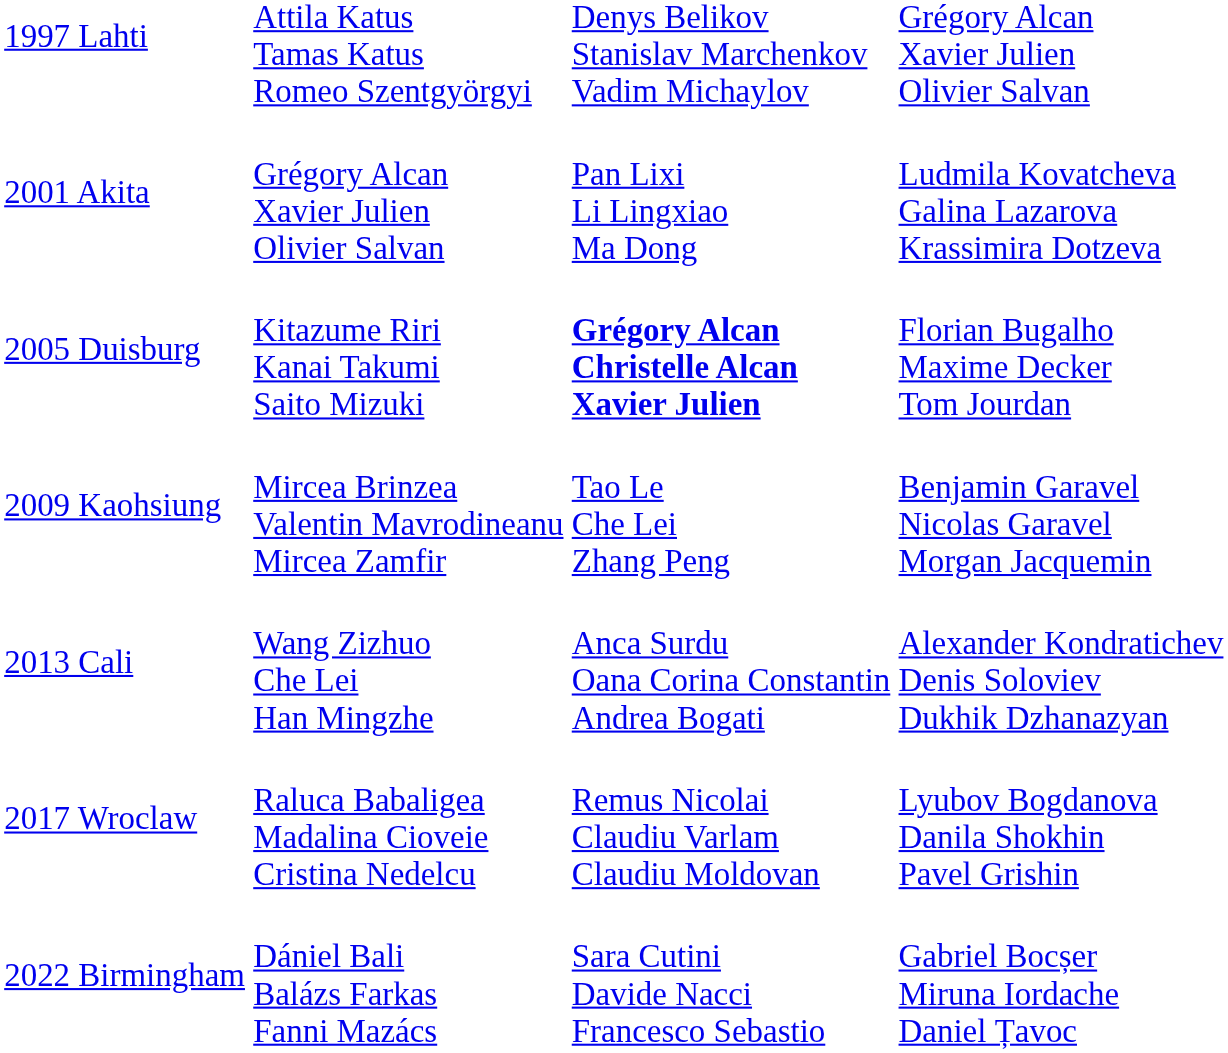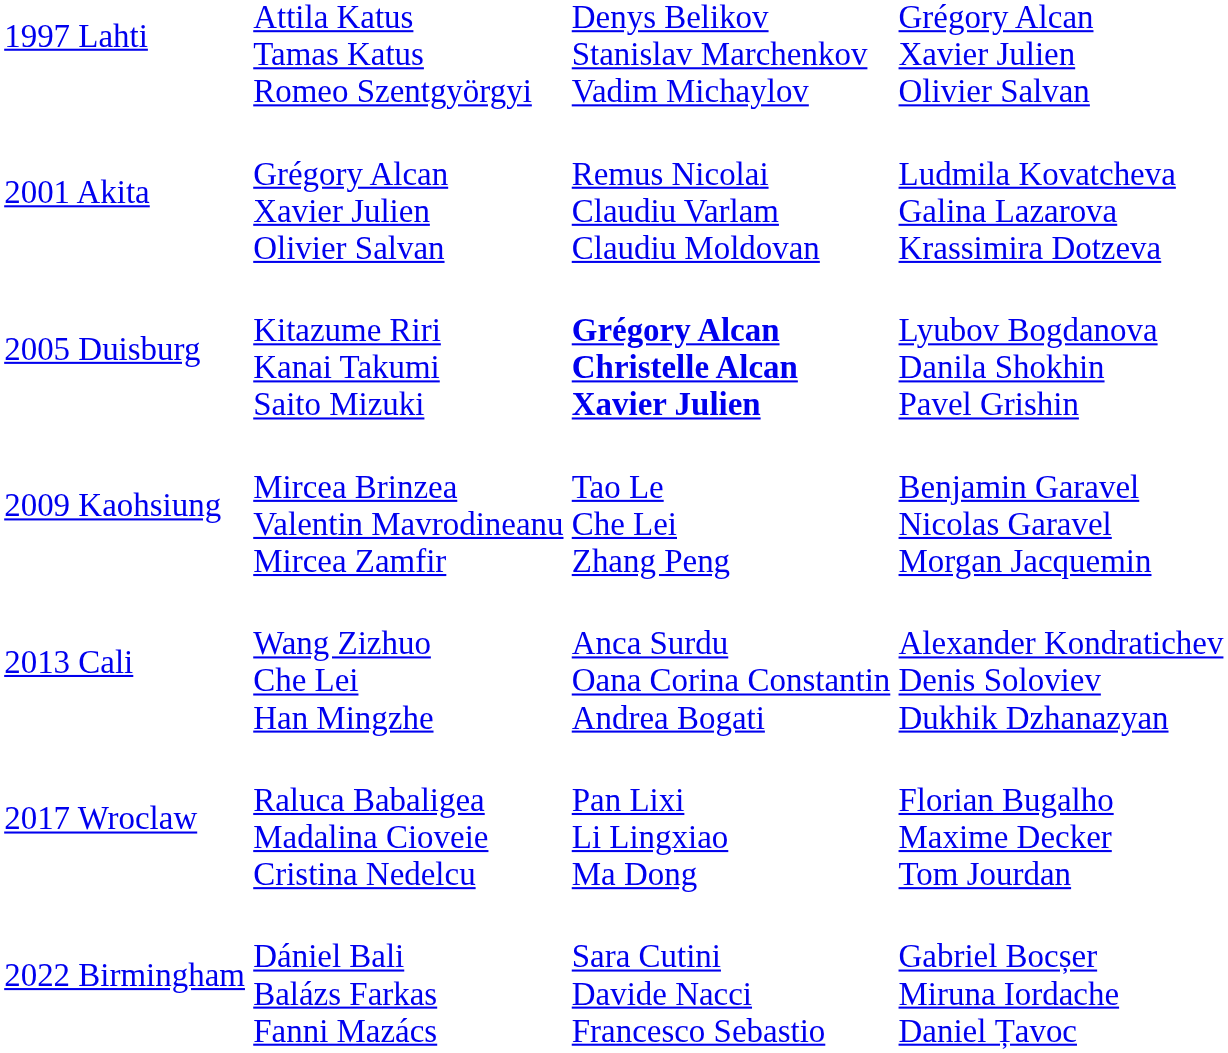(650, 210) Pan Lixi Li Lingxiao Ma Dong -> (696, 210) Remus Nicolai Claudiu Varlam Claudiu Moldovan
(1006, 367) Florian Bugalho Maxime Decker Tom Jourdan -> (1028, 367) Lyubov Bogdanova Danila Shokhin Pavel Grishin
(696, 837) Remus Nicolai Claudiu Varlam Claudiu Moldovan -> (650, 837) Pan Lixi Li Lingxiao Ma Dong
(1028, 837) Lyubov Bogdanova Danila Shokhin Pavel Grishin -> (1006, 837) Florian Bugalho Maxime Decker Tom Jourdan
